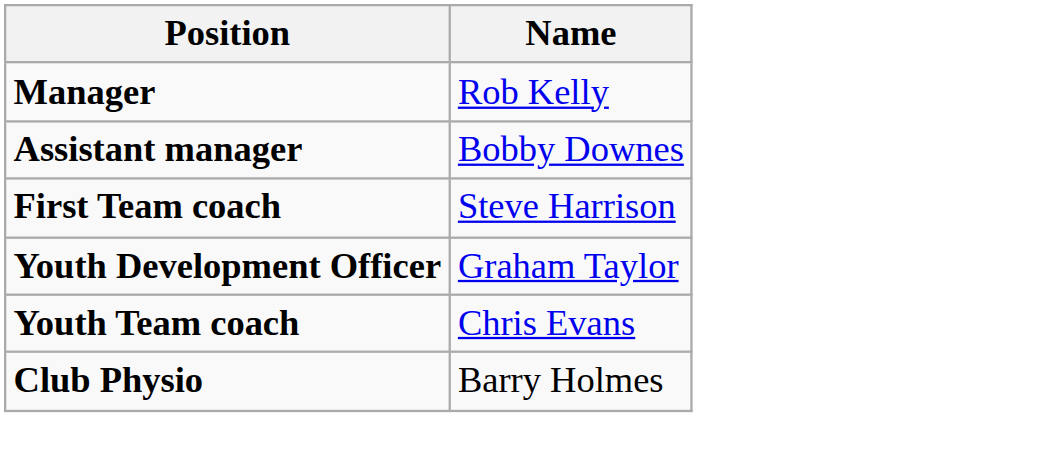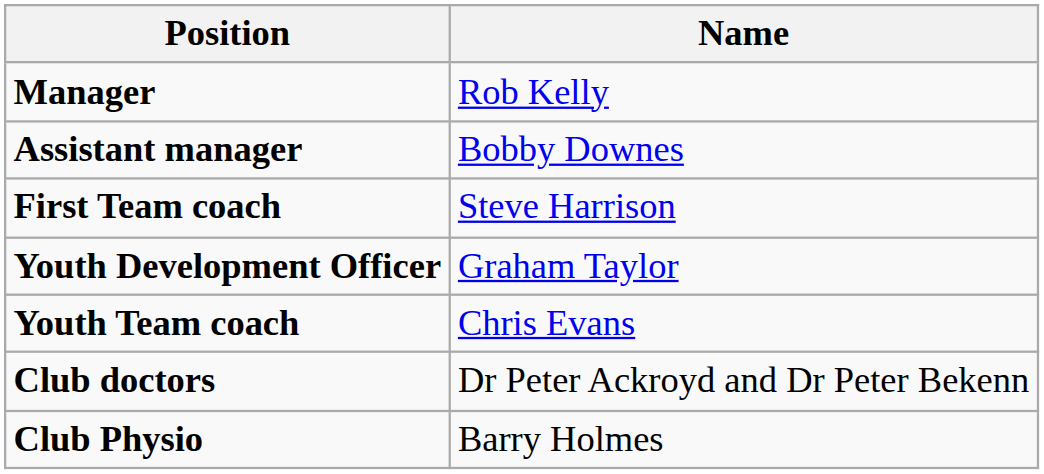+ row: (114, 380)
